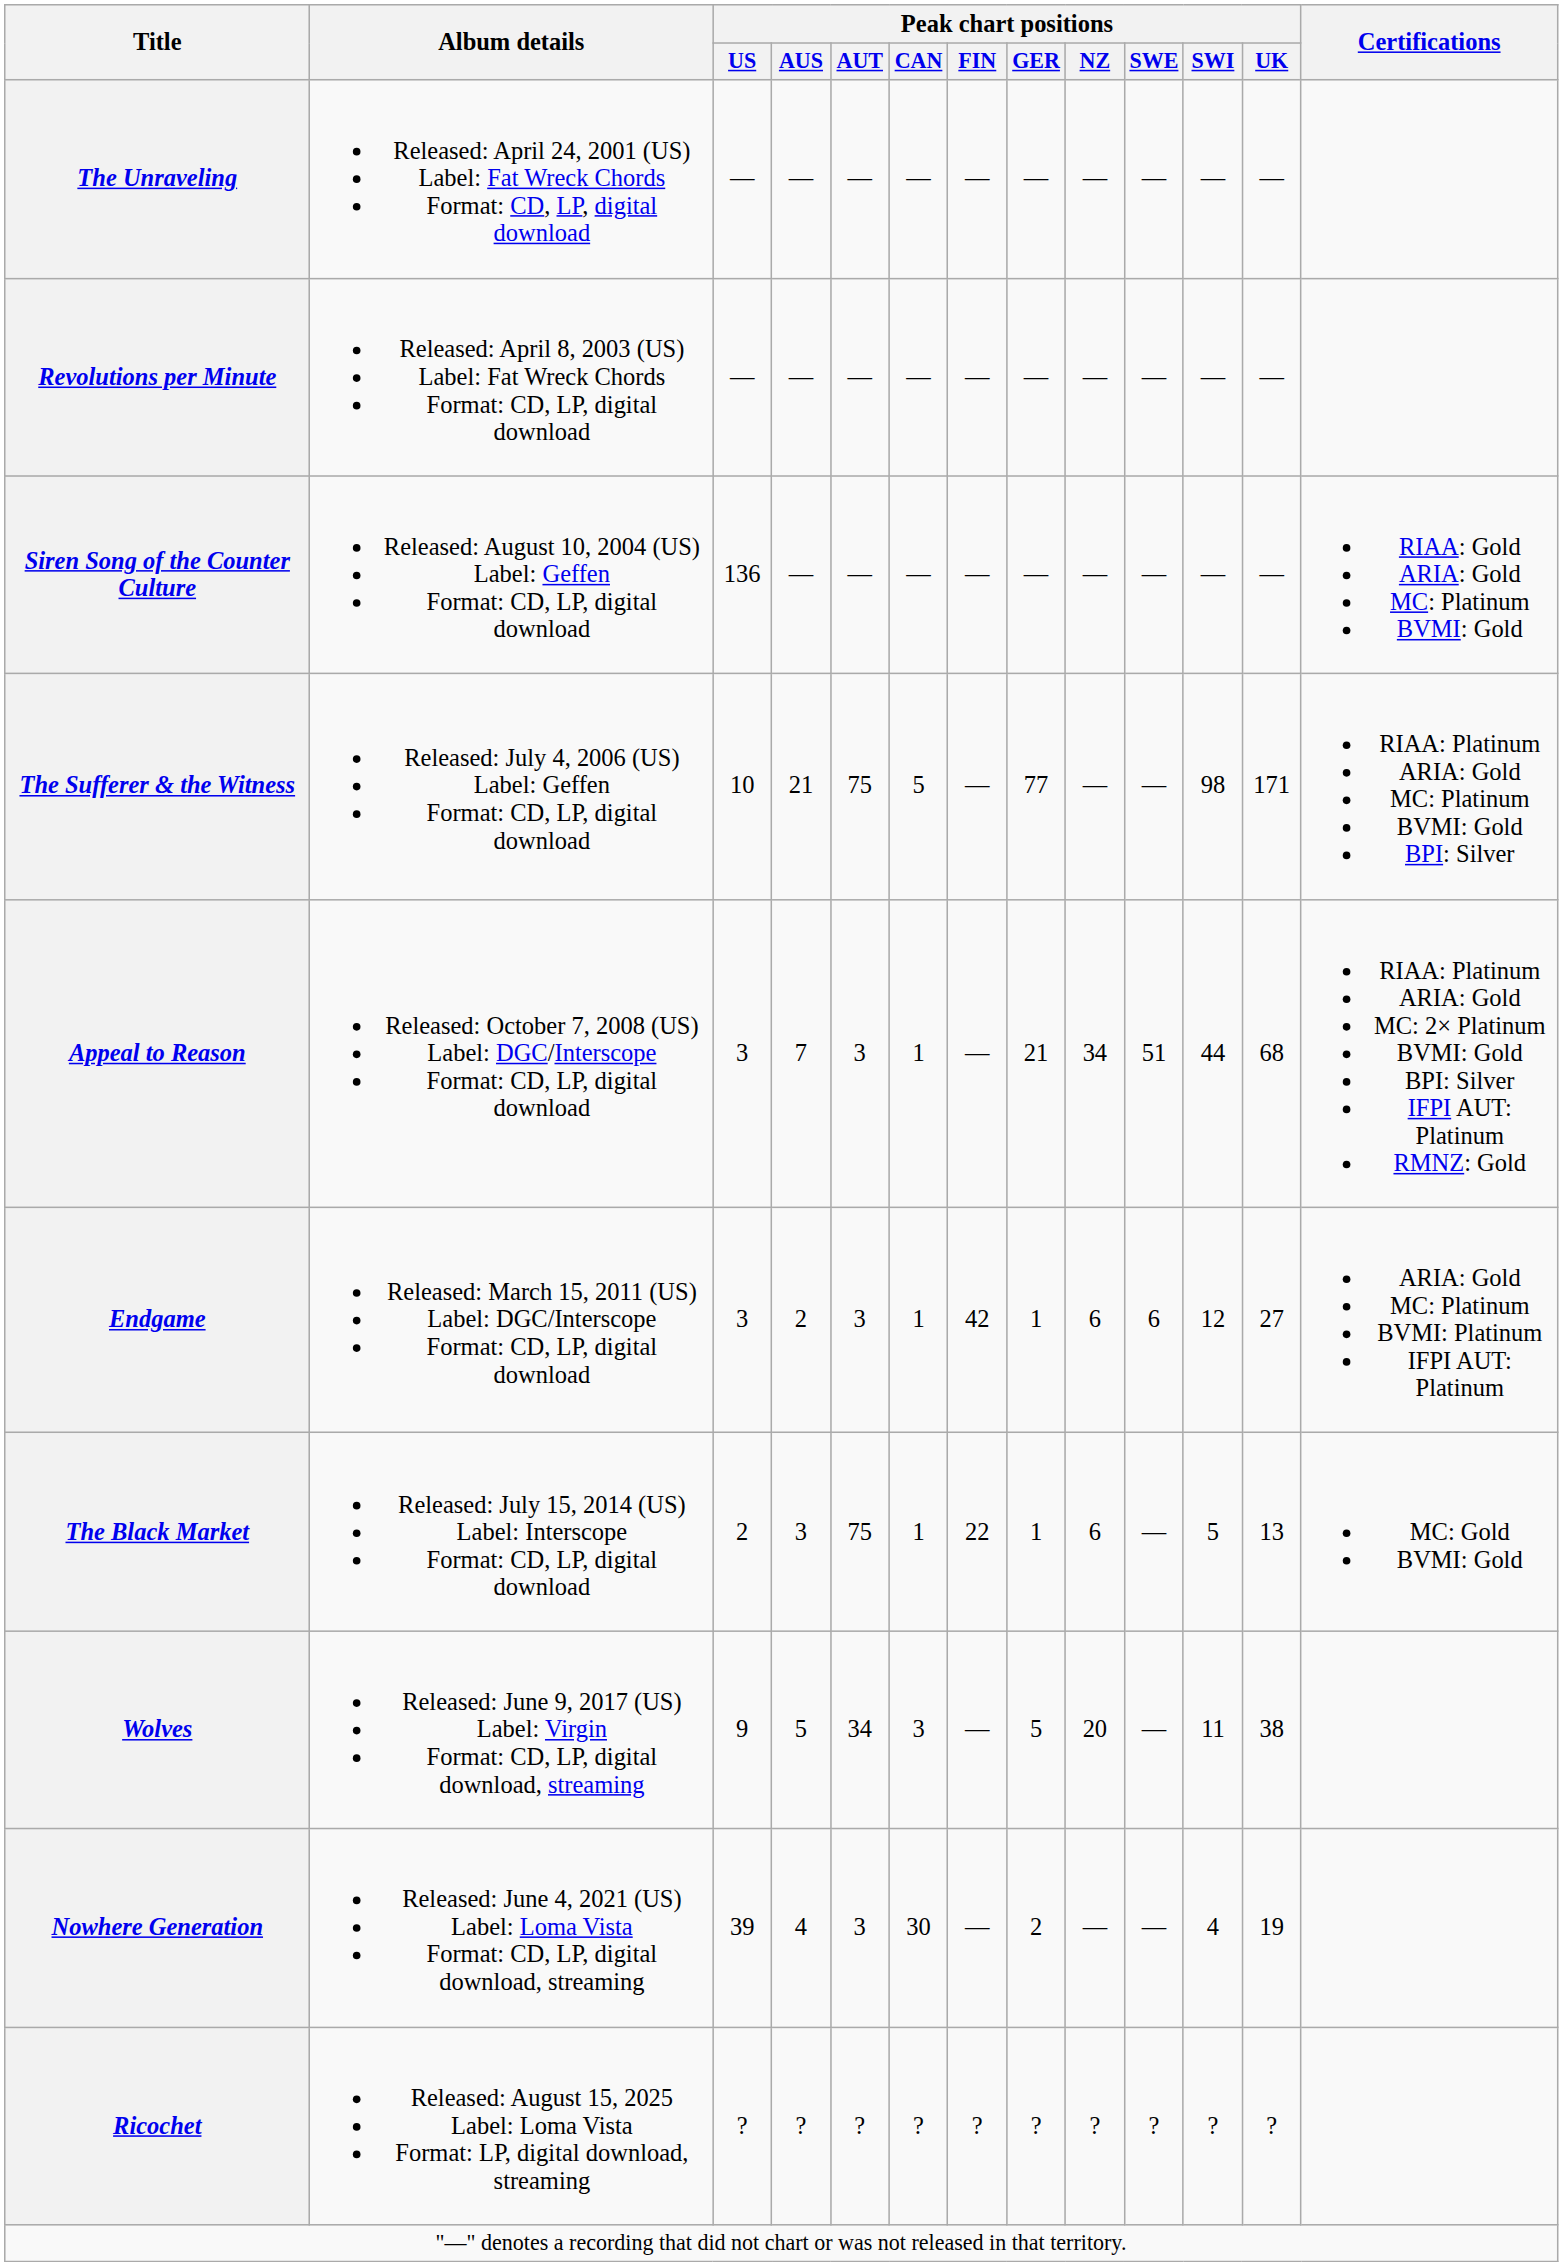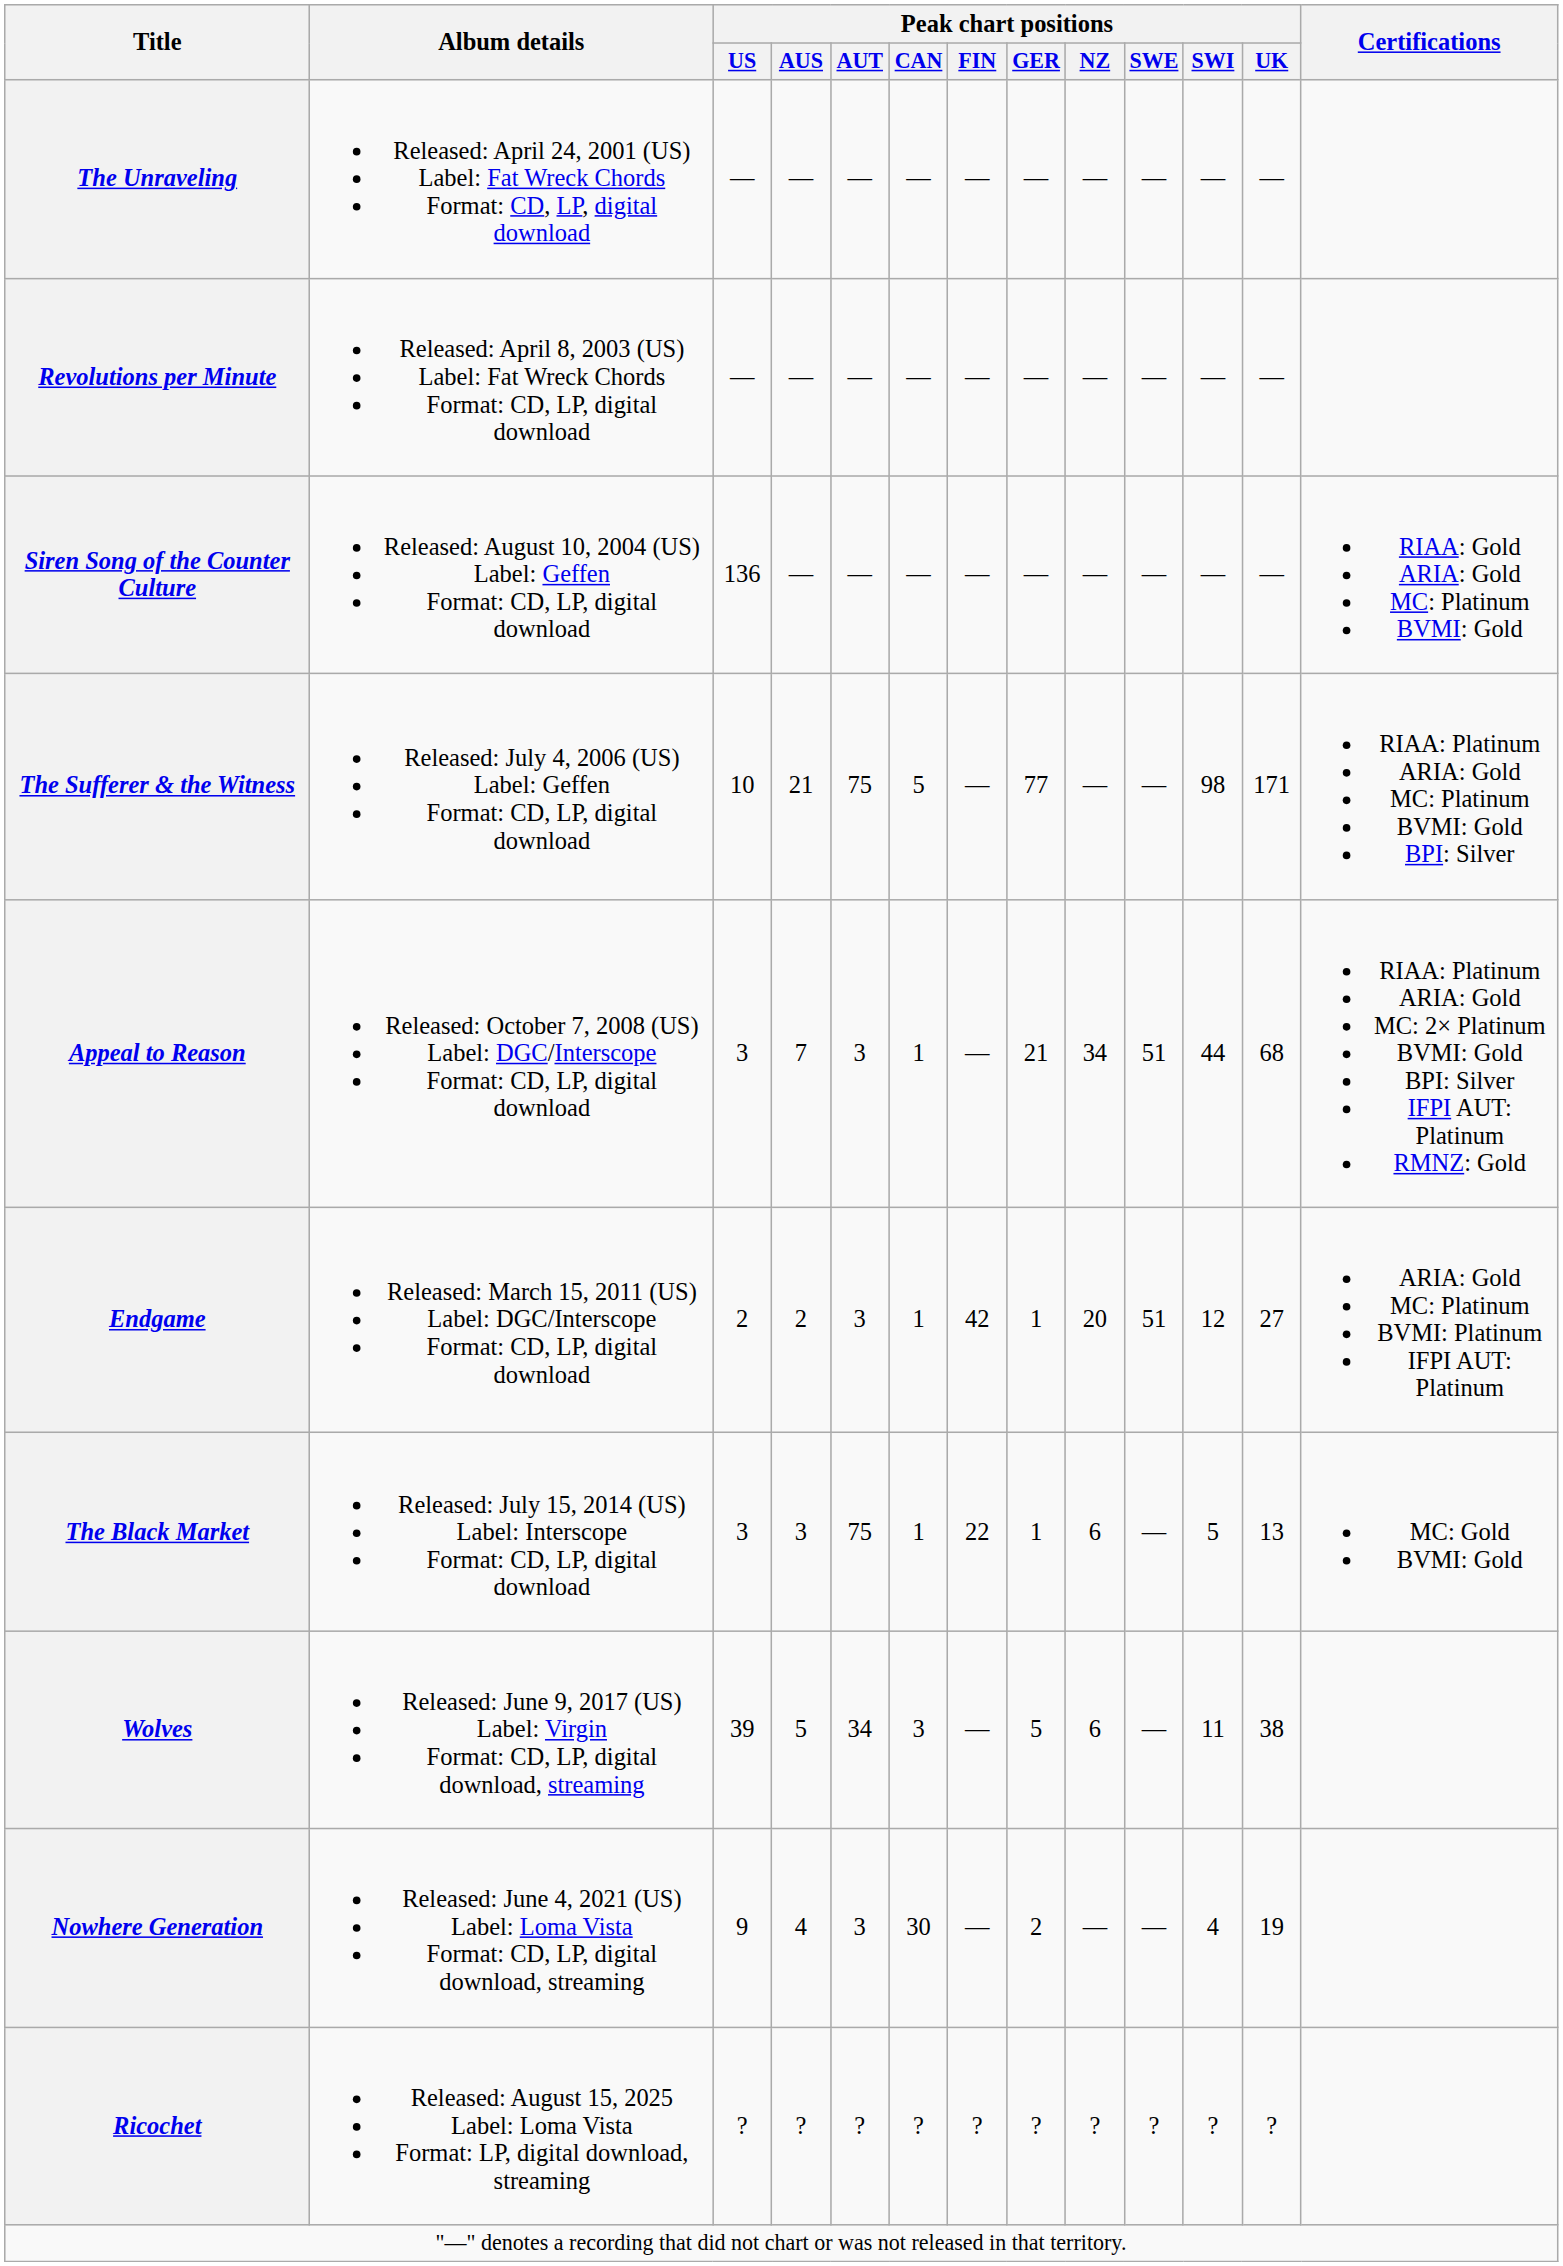(742, 1319) 3 -> (742, 1319) 2
(1095, 1319) 6 -> (1095, 1319) 20
(1154, 1319) 6 -> (1154, 1319) 51
(742, 1531) 2 -> (742, 1531) 3
(742, 1729) 9 -> (742, 1729) 39
(1095, 1729) 20 -> (1095, 1729) 6
(742, 1927) 39 -> (742, 1927) 9
